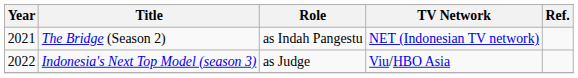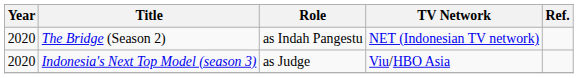(21, 38) 2021 -> (21, 38) 2020
(21, 61) 2022 -> (21, 61) 2020
